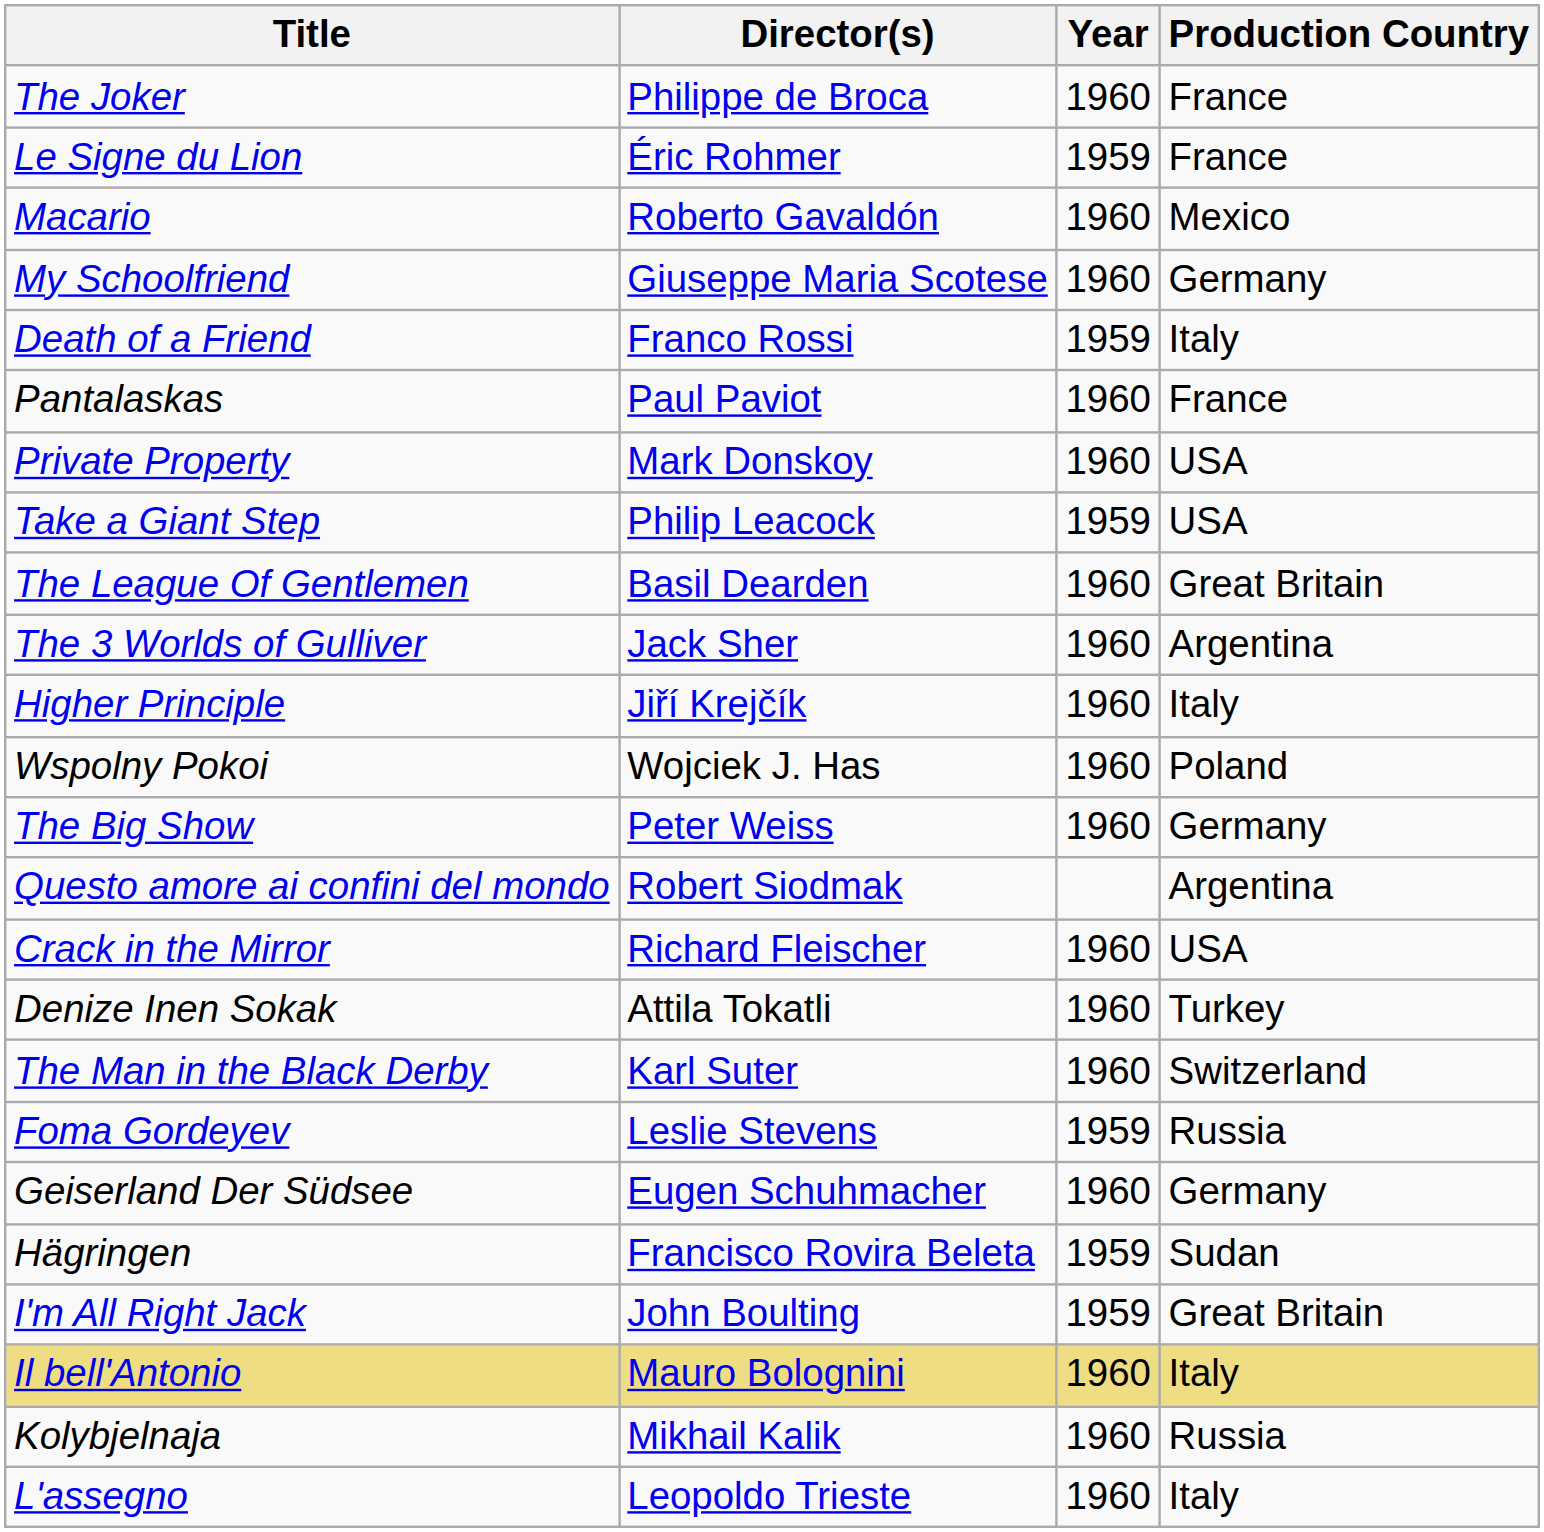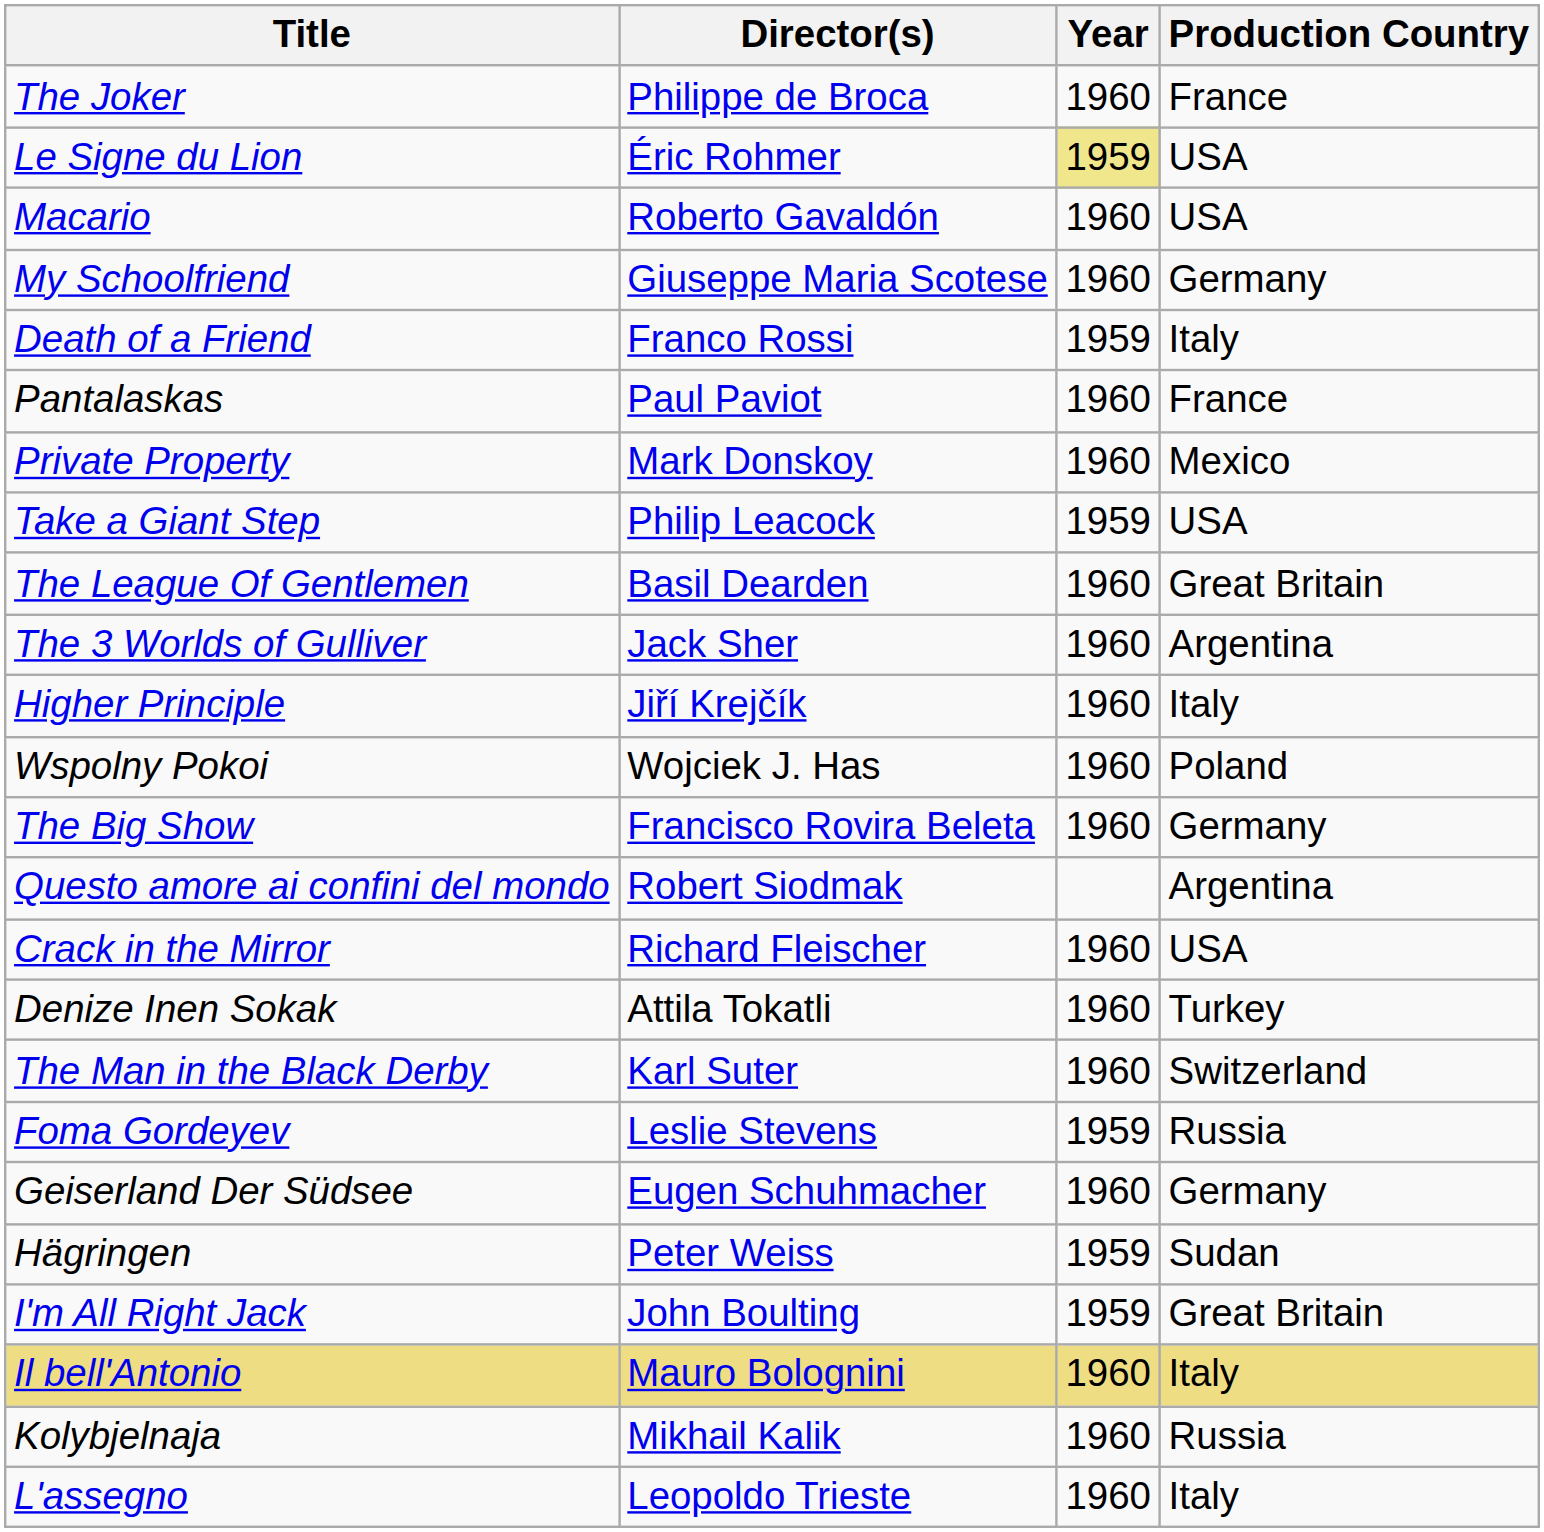(1108, 156) no background -> (1108, 156) khaki background
(1228, 156) France -> (1208, 156) USA
(1229, 217) Mexico -> (1208, 217) USA
(1208, 461) USA -> (1229, 461) Mexico
(730, 826) Peter Weiss -> (831, 826) Francisco Rovira Beleta
(831, 1252) Francisco Rovira Beleta -> (730, 1252) Peter Weiss
